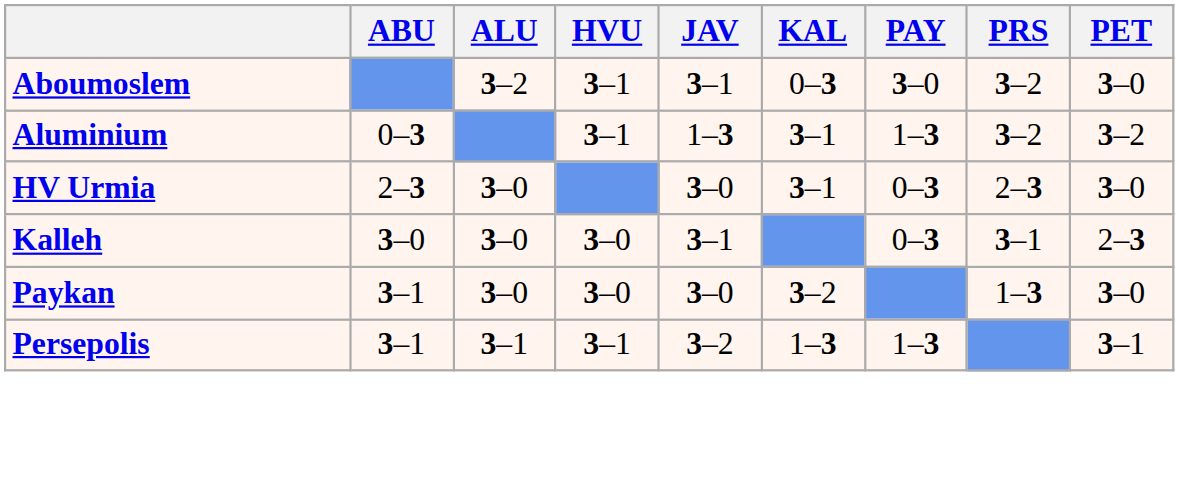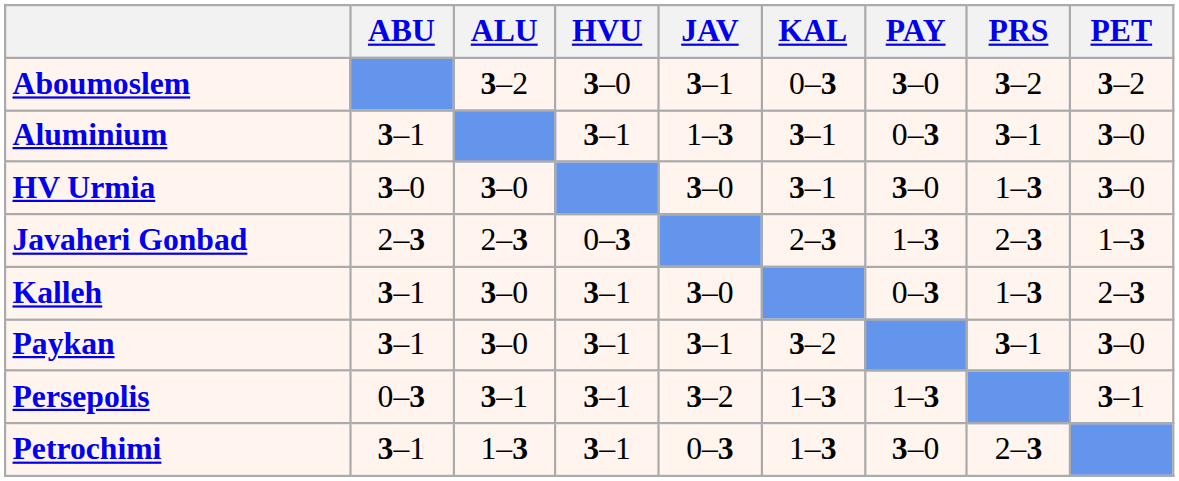(607, 83) 3–1 -> (607, 83) 3–0
(1121, 83) 3–0 -> (1121, 83) 3–2
(401, 135) 0–3 -> (401, 135) 3–1
(916, 135) 1–3 -> (916, 135) 0–3
(1018, 135) 3–2 -> (1018, 135) 3–1
(1121, 135) 3–2 -> (1121, 135) 3–0
(401, 187) 2–3 -> (401, 187) 3–0
(916, 187) 0–3 -> (916, 187) 3–0
(1018, 187) 2–3 -> (1018, 187) 1–3
+ row: (130, 240)
(401, 240) 3–0 -> (401, 292) 3–1
(607, 240) 3–0 -> (607, 292) 3–1
(710, 240) 3–1 -> (710, 292) 3–0
(1018, 240) 3–1 -> (1018, 292) 1–3
(607, 292) 3–0 -> (607, 344) 3–1
(710, 292) 3–0 -> (710, 344) 3–1
(1018, 292) 1–3 -> (1018, 344) 3–1
(401, 344) 3–1 -> (401, 396) 0–3
+ row: (87, 449)
